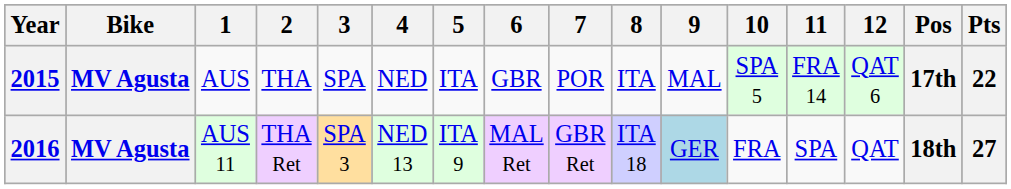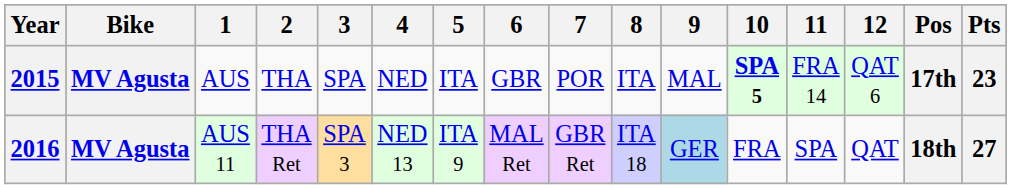(757, 79) normal -> (757, 79) bold
(984, 79) 22 -> (984, 79) 23
